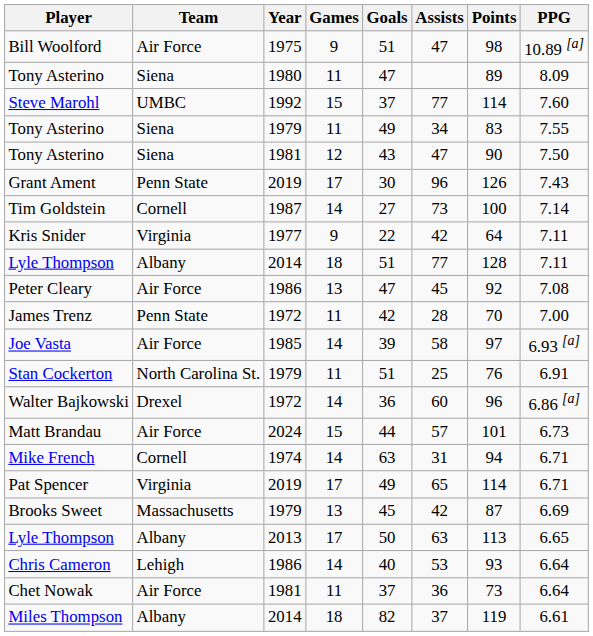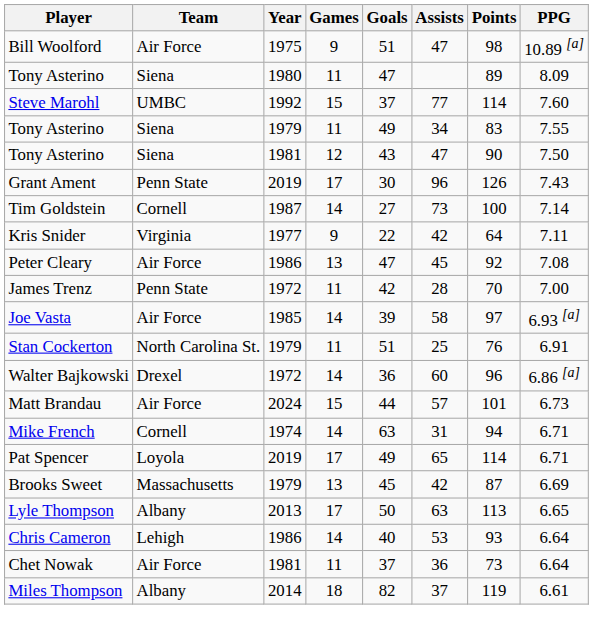- row: (61, 262)
(164, 484) Virginia -> (160, 457) Loyola
